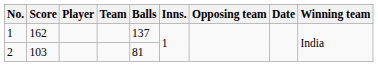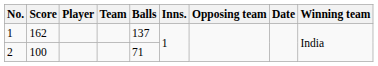(38, 52) 103 -> (38, 52) 100
(138, 52) 81 -> (138, 52) 71
